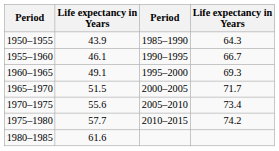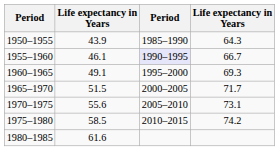(165, 56) no background -> (165, 56) lavender background
(232, 105) 73.4 -> (232, 105) 73.1
(97, 121) 57.7 -> (97, 121) 58.5
